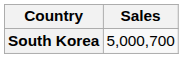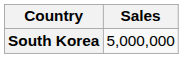(141, 41) 5,000,700 -> (141, 41) 5,000,000
